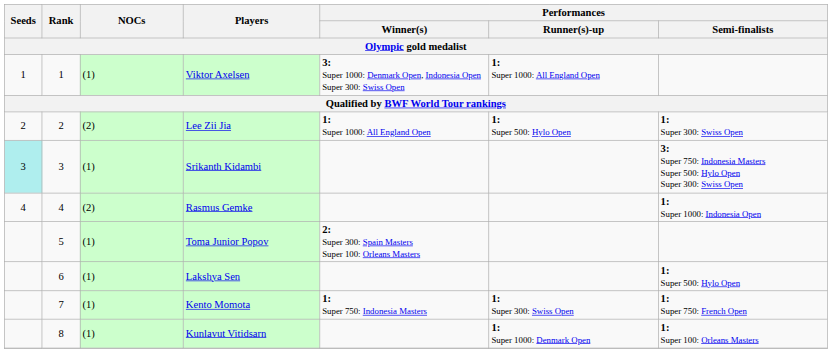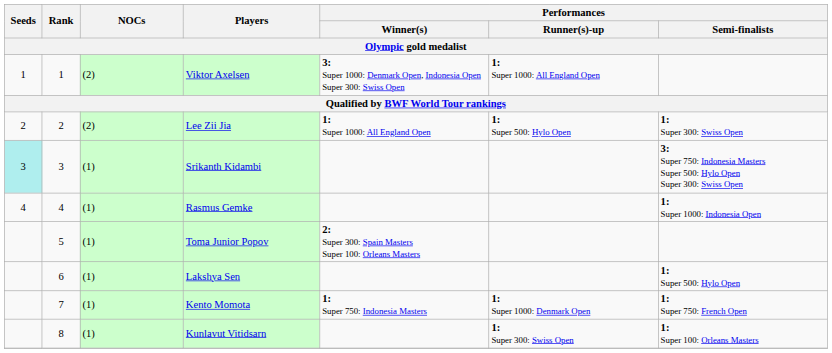(89, 74) (1) -> (89, 74) (2)
(89, 207) (2) -> (89, 207) (1)
(533, 305) 1: Super 300: Swiss Open -> (541, 305) 1: Super 1000: Denmark Open
(541, 333) 1: Super 1000: Denmark Open -> (533, 333) 1: Super 300: Swiss Open
